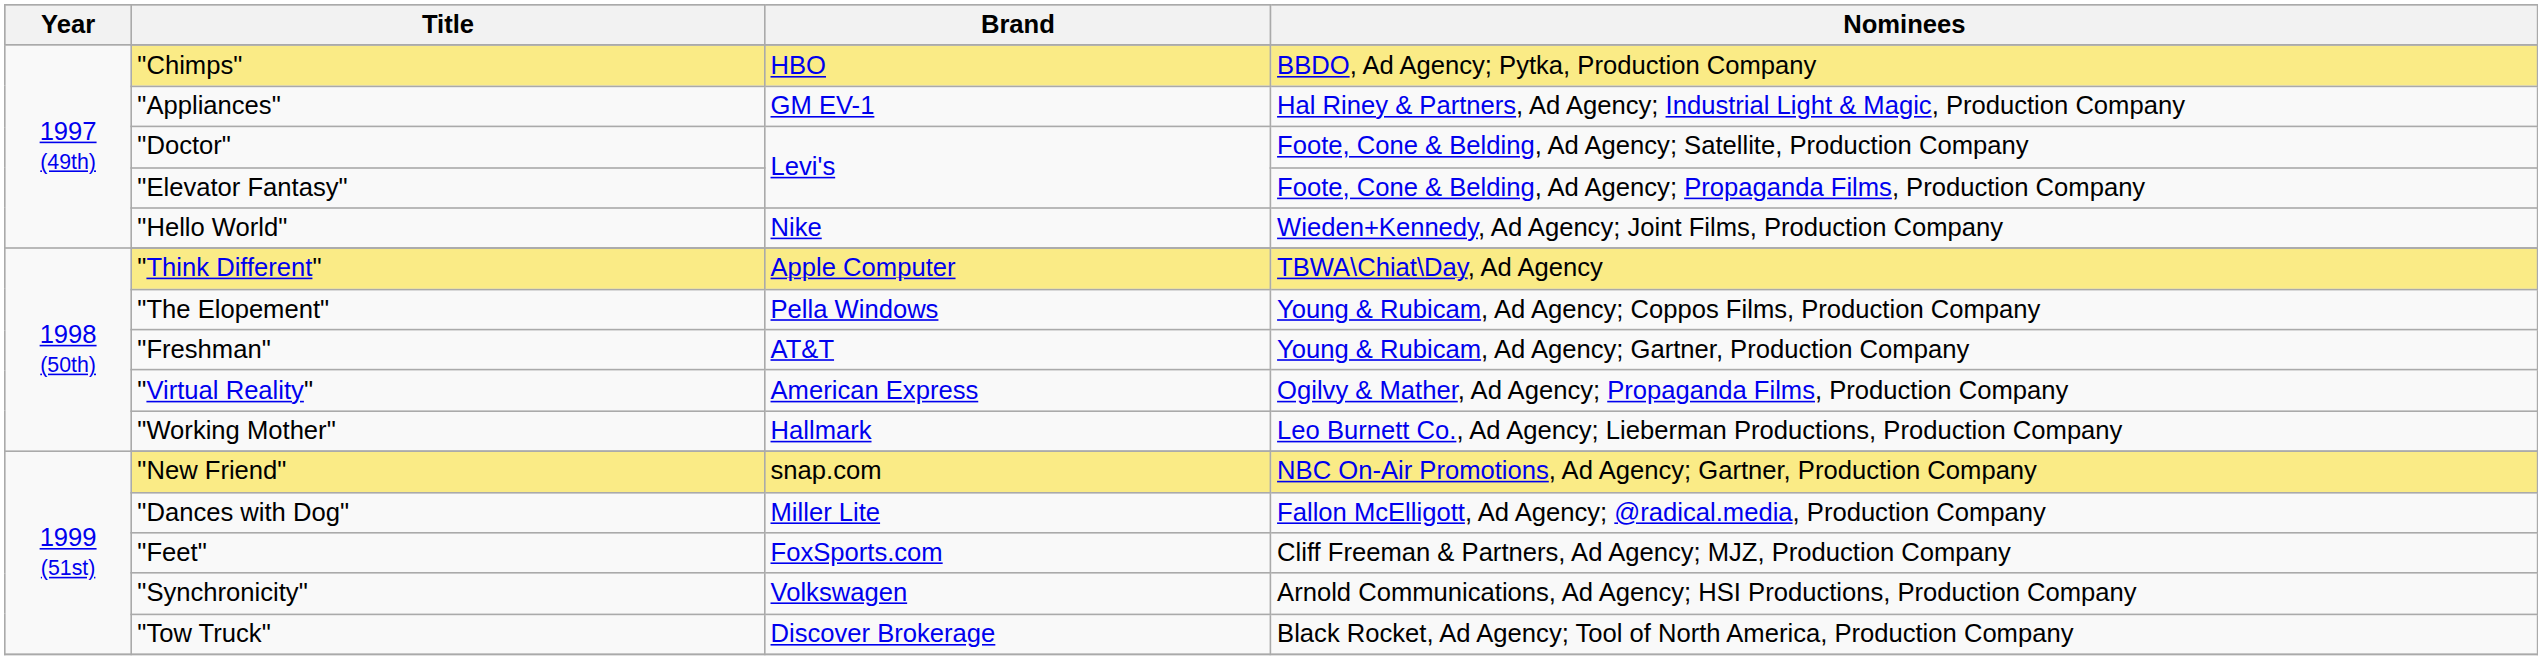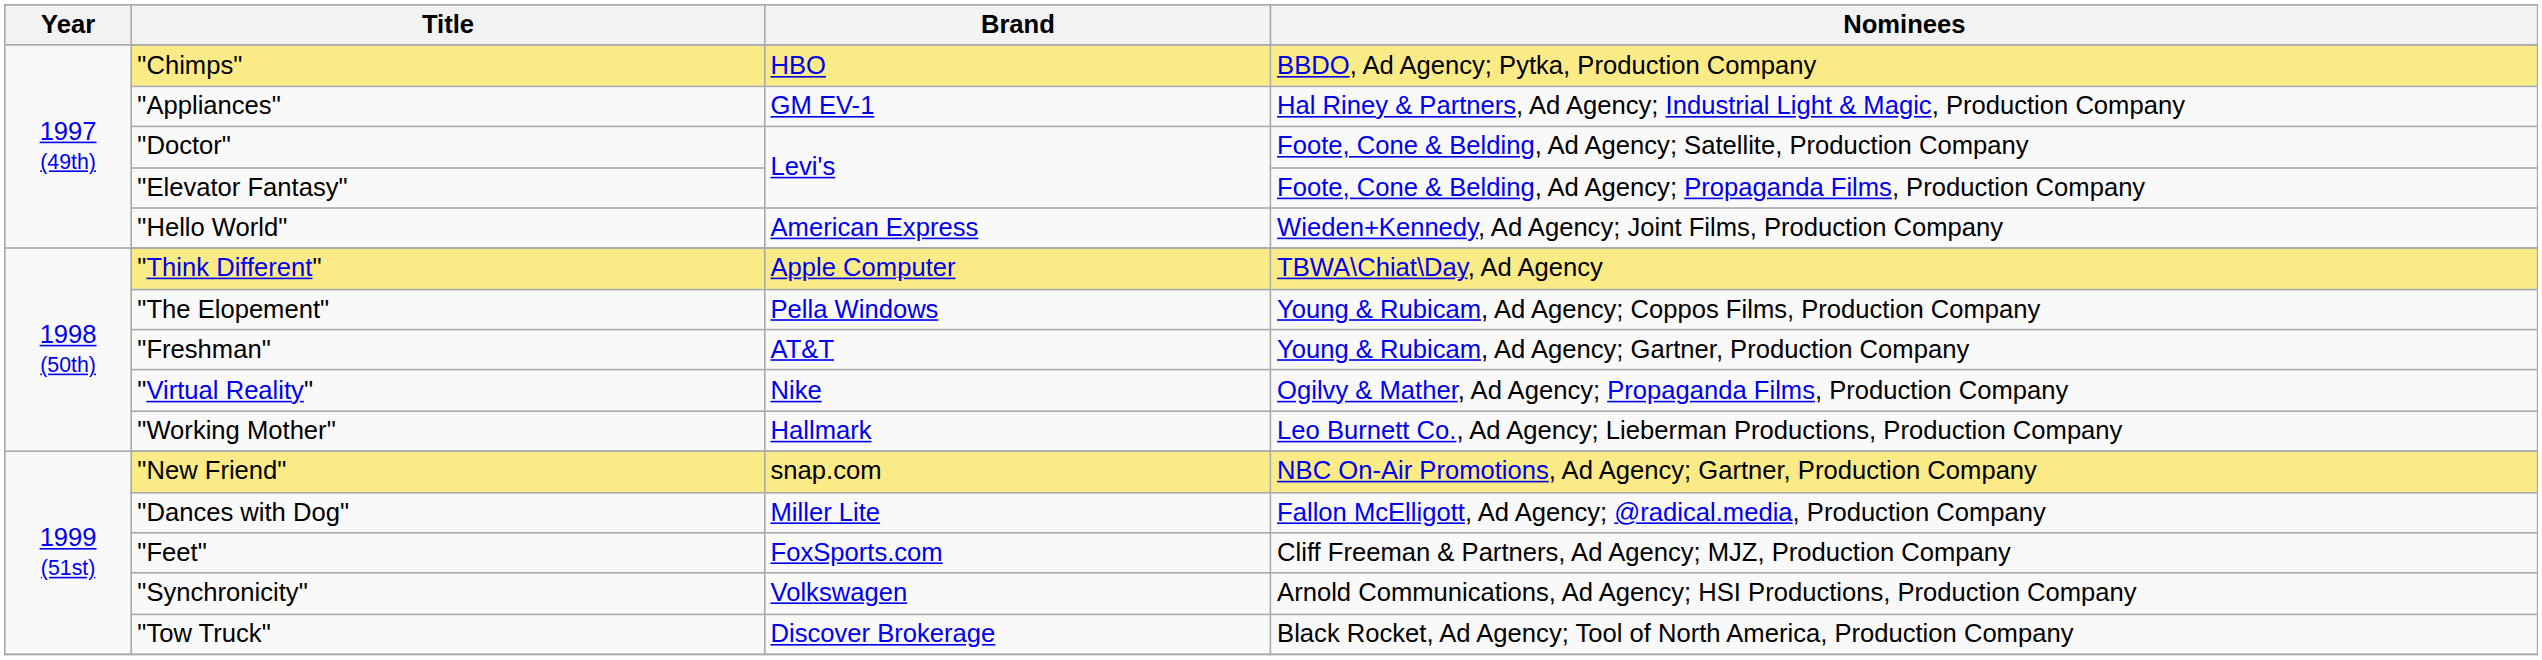(796, 227) Nike -> (874, 227) American Express
(874, 390) American Express -> (796, 390) Nike
